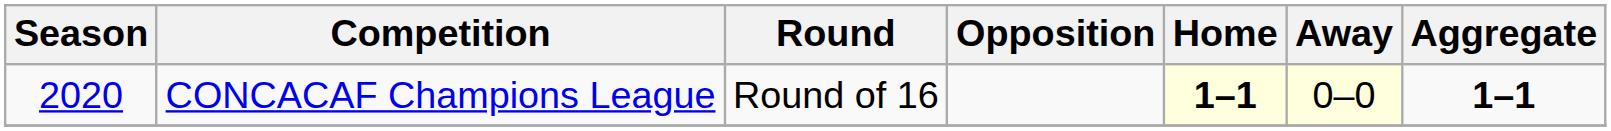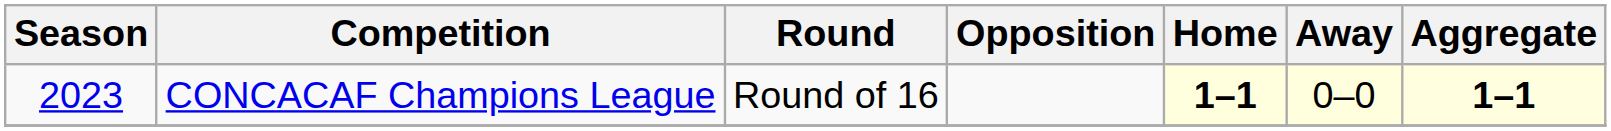(81, 94) 2020 -> (81, 94) 2023
(1504, 94) no background -> (1504, 94) lightyellow background
